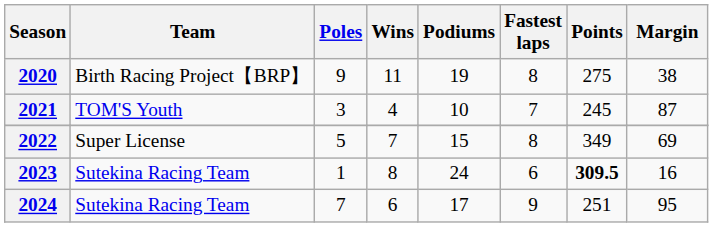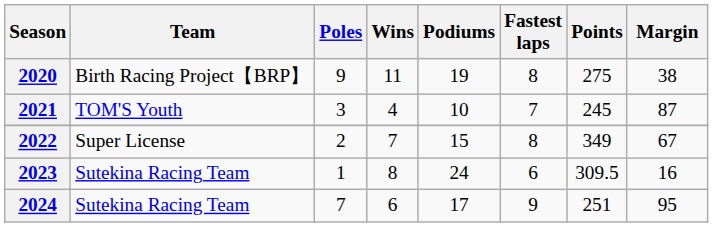(341, 141) 5 -> (341, 141) 2
(667, 141) 69 -> (667, 141) 67
(597, 173) bold -> (597, 173) normal
